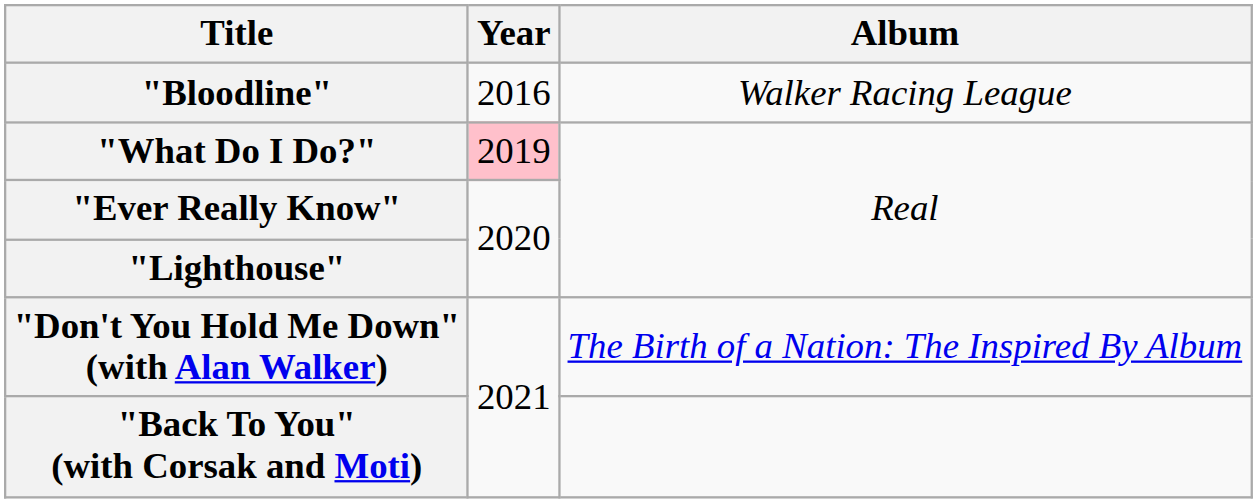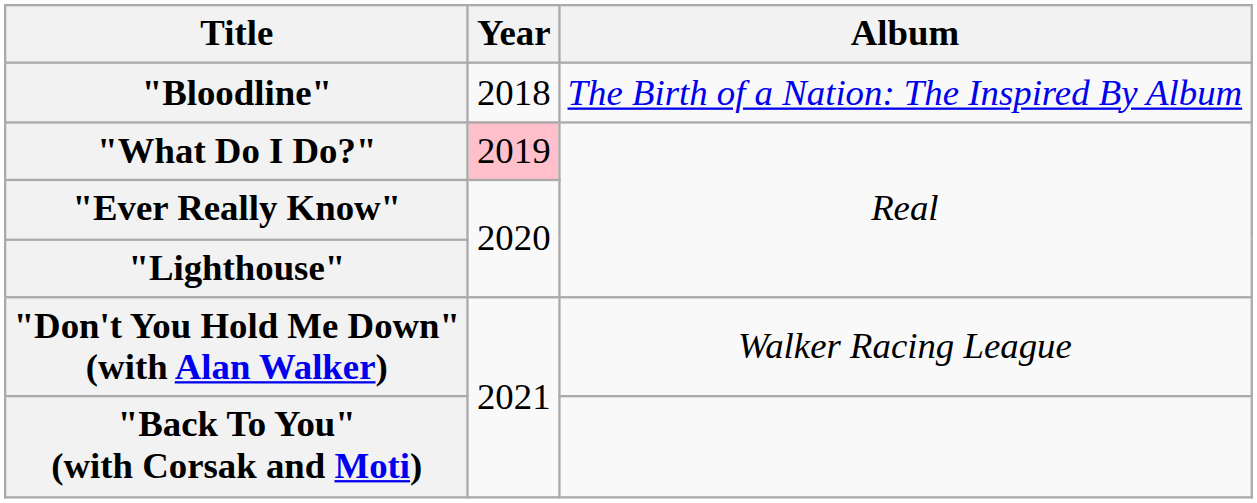(514, 92) 2016 -> (514, 92) 2018
(905, 92) Walker Racing League -> (905, 92) The Birth of a Nation: The Inspired By Album
(905, 346) The Birth of a Nation: The Inspired By Album -> (905, 346) Walker Racing League
